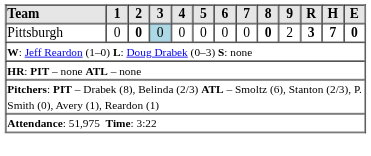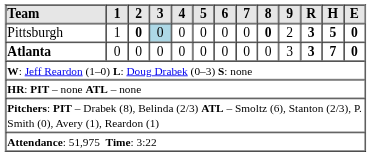(117, 32) 0 -> (117, 32) 1
(333, 32) 7 -> (333, 32) 5
+ row: (29, 51)
